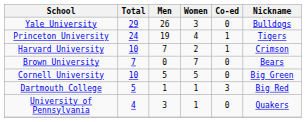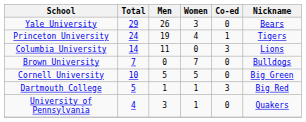(272, 24) Bulldogs -> (272, 24) Bears
+ row: (61, 50)
- row: (61, 50)
(272, 62) Bears -> (272, 62) Bulldogs
